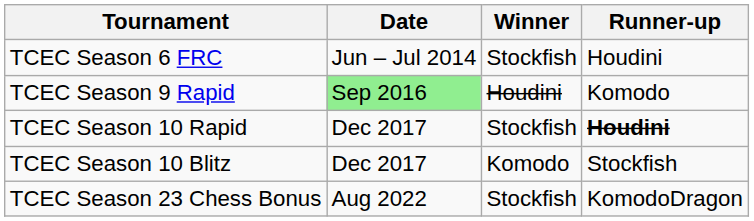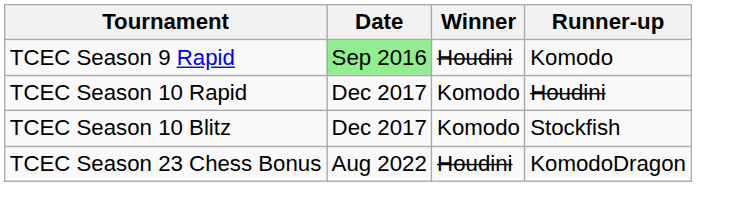- row: (116, 57)
(532, 127) Stockfish -> (479, 92) Komodo
(628, 127) bold -> (568, 92) normal
(532, 198) Stockfish -> (475, 163) Houdini
